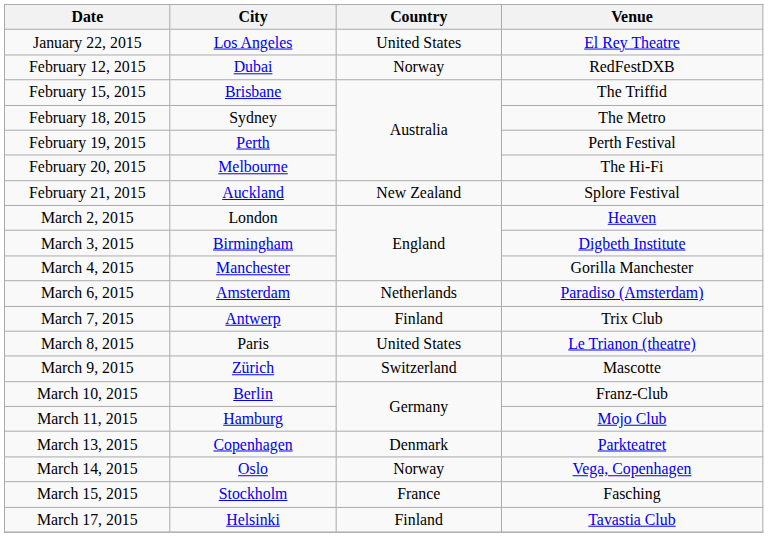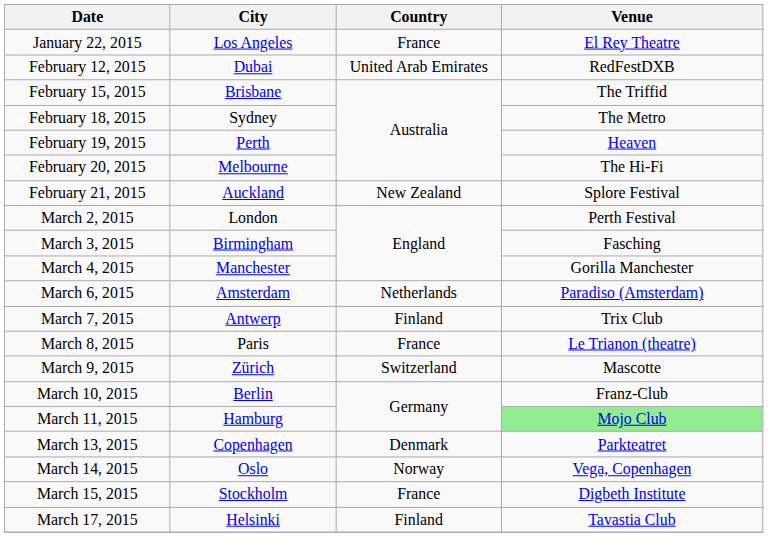(419, 42) United States -> (419, 42) France
(419, 67) Norway -> (419, 67) United Arab Emirates
(632, 142) Perth Festival -> (632, 142) Heaven
(632, 218) Heaven -> (632, 218) Perth Festival
(632, 243) Digbeth Institute -> (632, 243) Fasching
(419, 343) United States -> (419, 343) France
(632, 419) no background -> (632, 419) lightgreen background
(632, 494) Fasching -> (632, 494) Digbeth Institute
